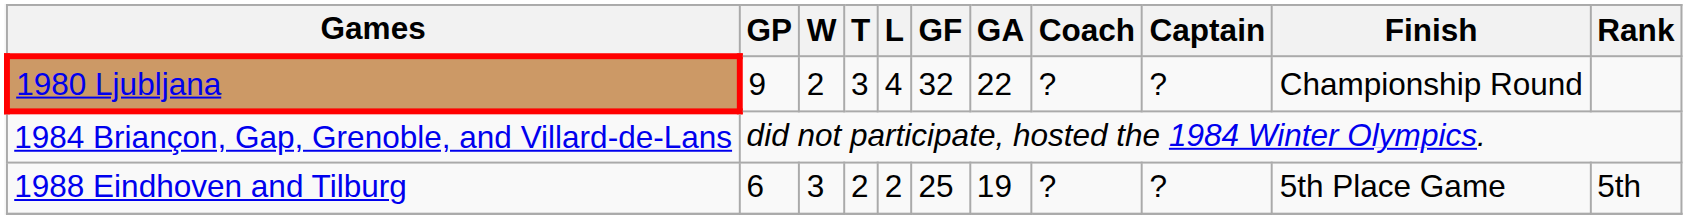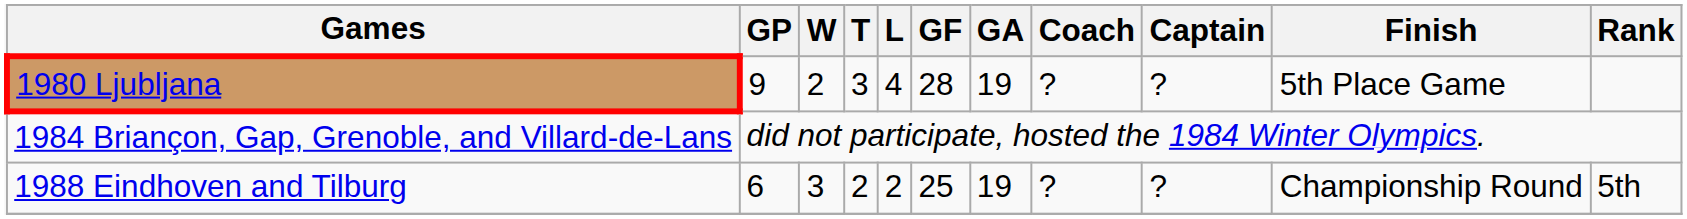(936, 83) 32 -> (936, 83) 28
(994, 83) 22 -> (994, 83) 19
(1431, 83) Championship Round -> (1393, 83) 5th Place Game
(1393, 187) 5th Place Game -> (1431, 187) Championship Round
